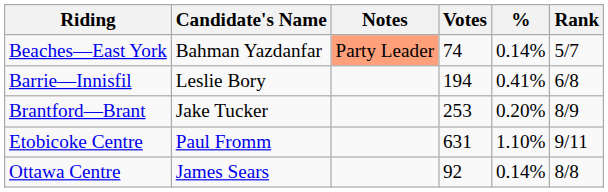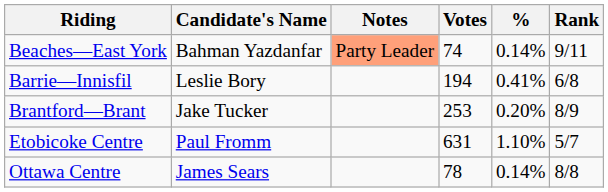(567, 50) 5/7 -> (571, 50) 9/11
(571, 141) 9/11 -> (567, 141) 5/7
(453, 171) 92 -> (453, 171) 78
